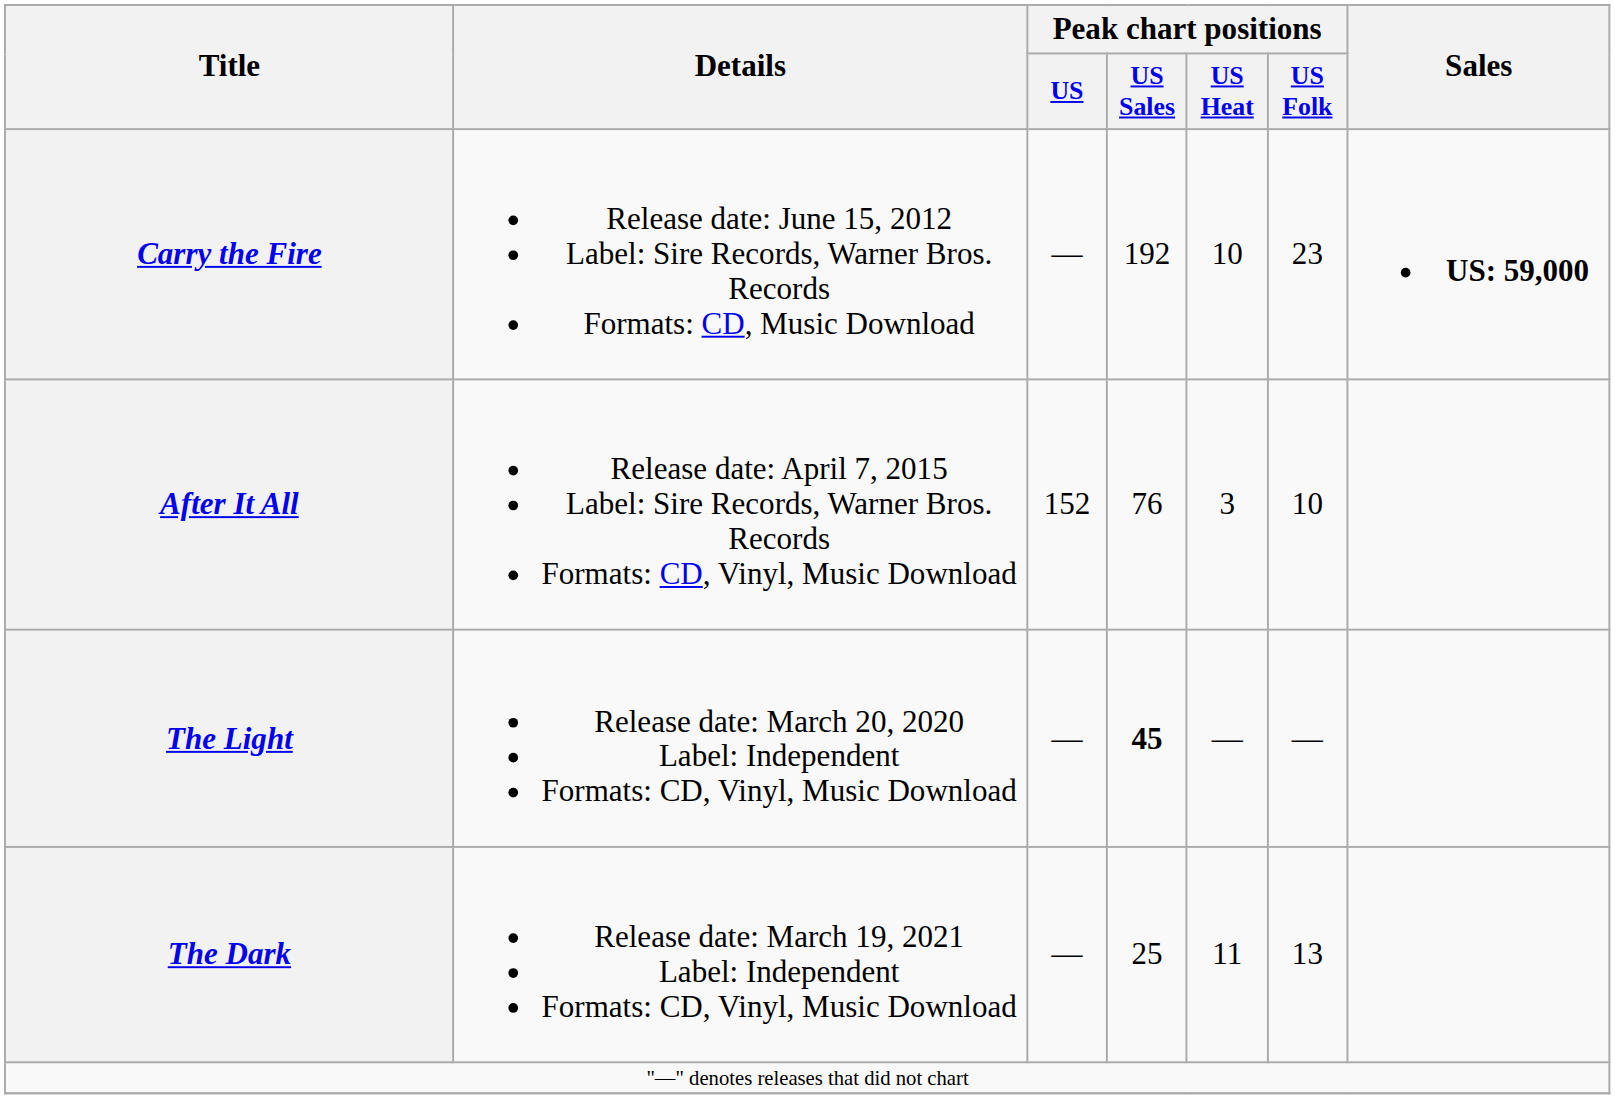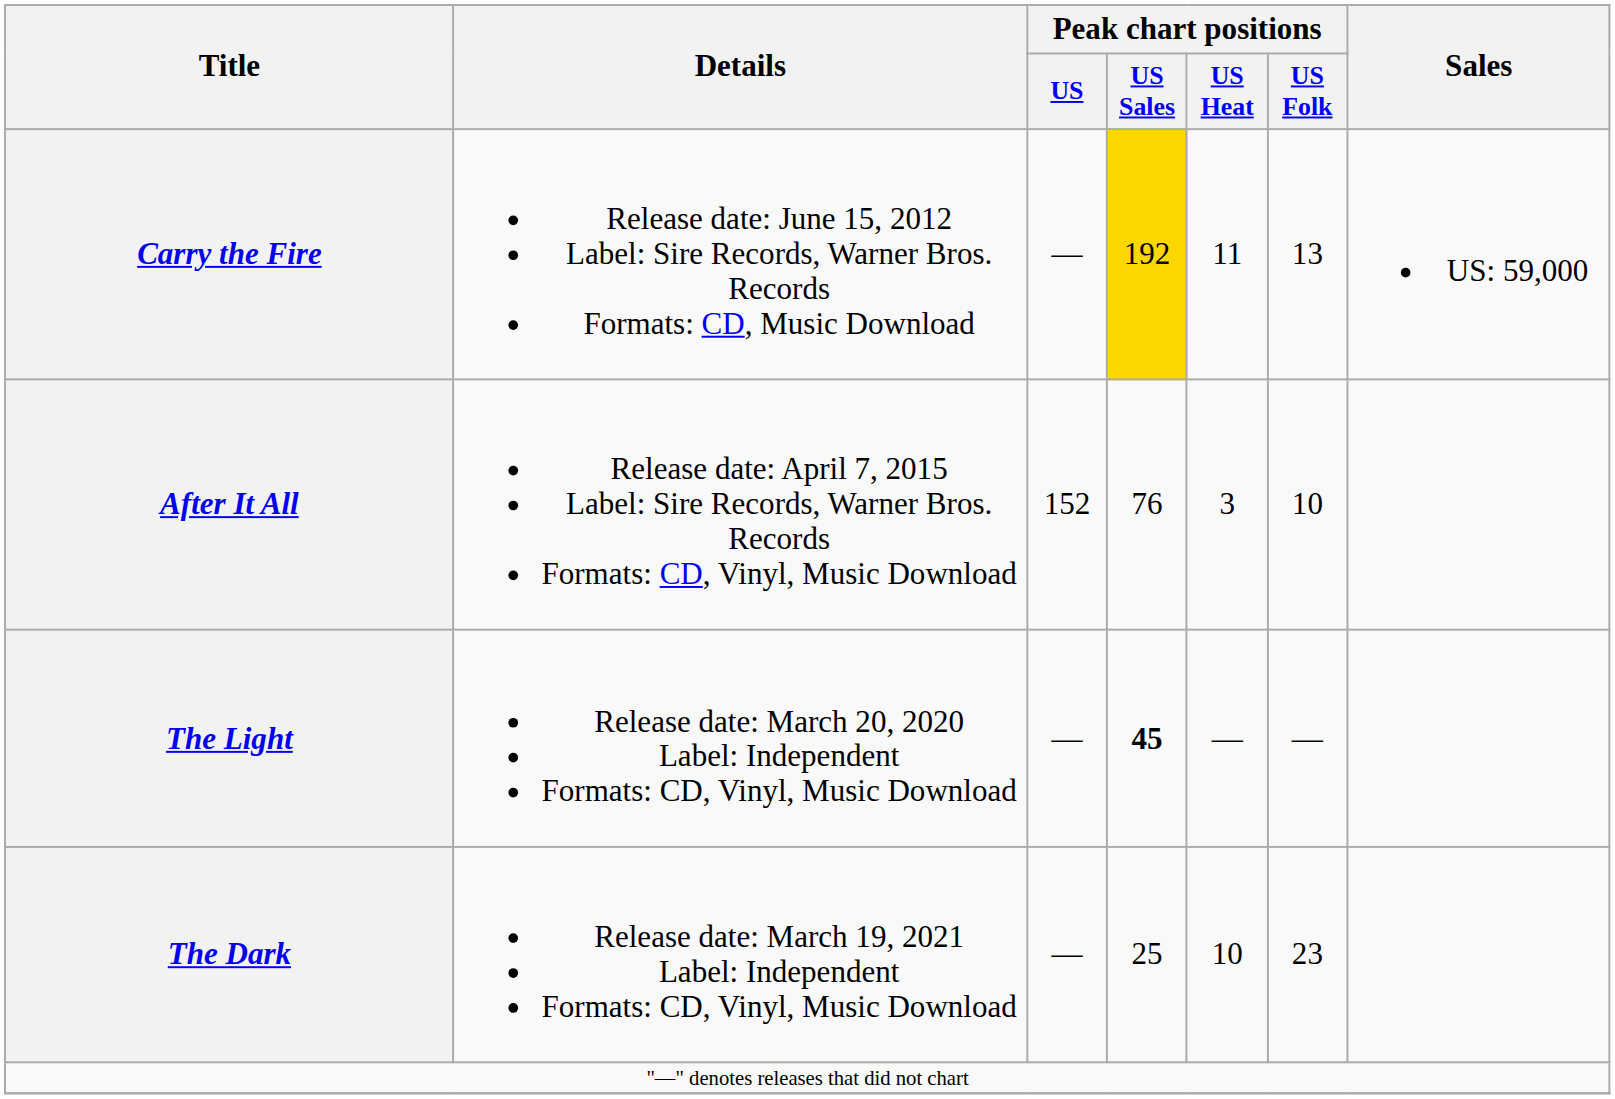(1147, 253) no background -> (1147, 253) gold background
(1227, 253) 10 -> (1227, 253) 11
(1307, 253) 23 -> (1307, 253) 13
(1479, 271) bold -> (1479, 271) normal
(1227, 954) 11 -> (1227, 954) 10
(1307, 954) 13 -> (1307, 954) 23
